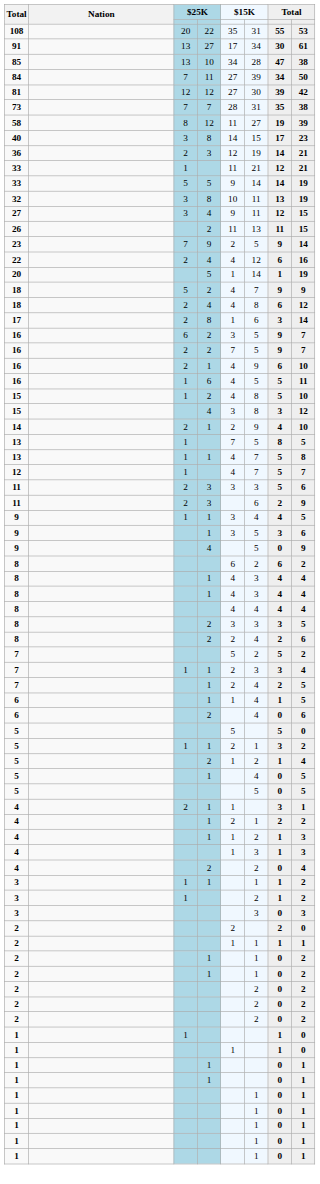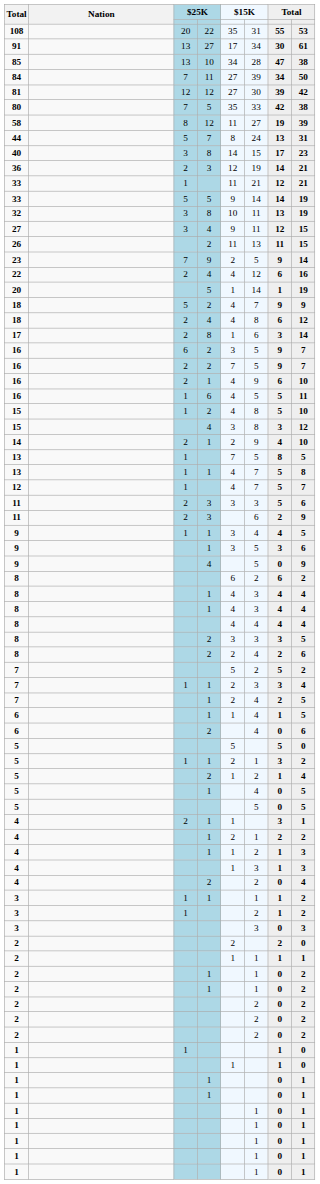+ row: (17, 108)
- row: (17, 108)
+ row: (17, 138)
